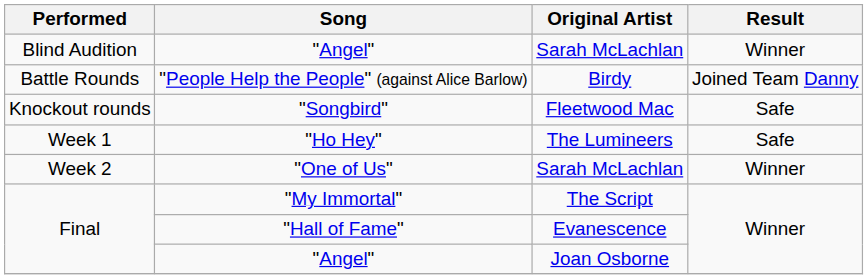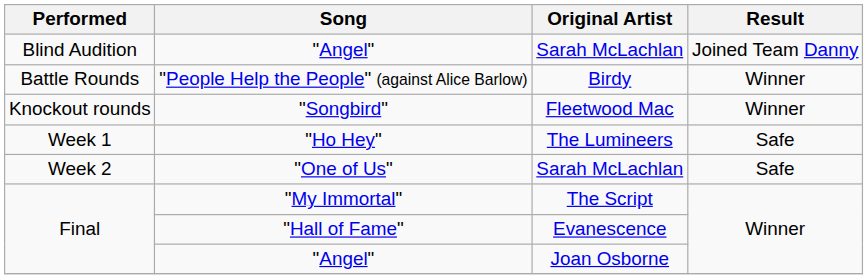(775, 49) Winner -> (775, 49) Joined Team Danny
(775, 79) Joined Team Danny -> (775, 79) Winner
(775, 109) Safe -> (775, 109) Winner
(775, 169) Winner -> (775, 169) Safe
